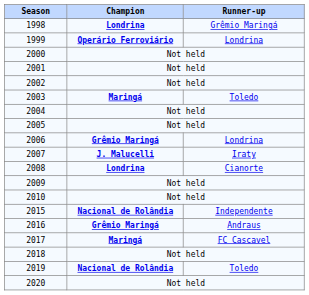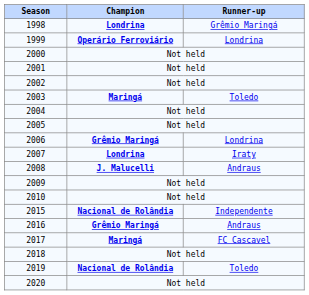(125, 154) J. Malucelli -> (125, 154) Londrina
(125, 169) Londrina -> (125, 169) J. Malucelli
(244, 169) Cianorte -> (244, 169) Andraus
